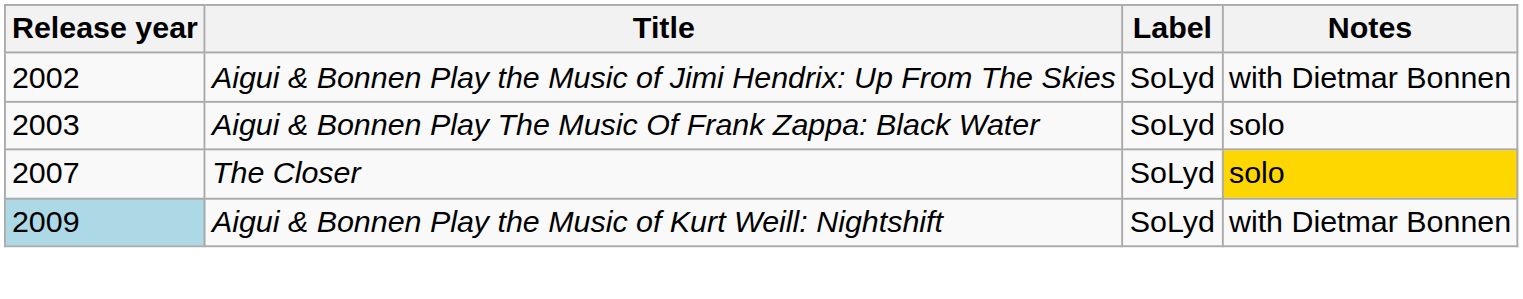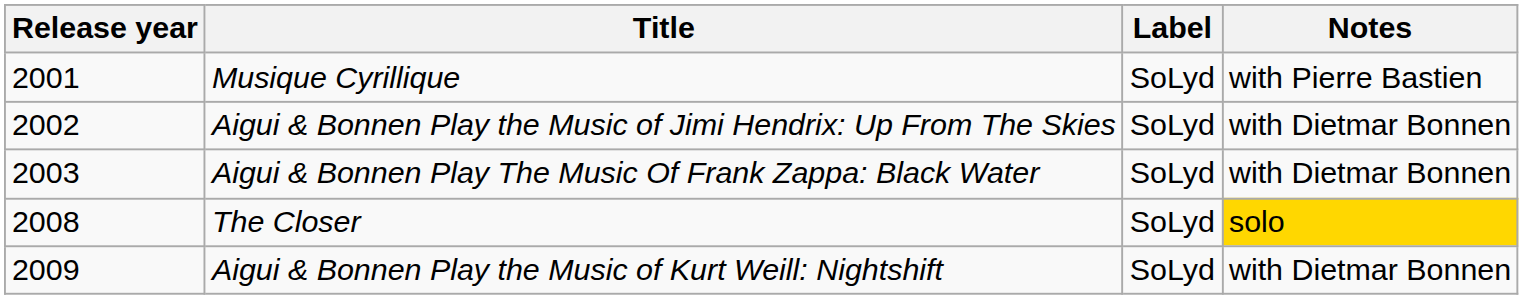+ row: (336, 76)
(1257, 125) solo -> (1370, 173) with Dietmar Bonnen
(46, 173) 2007 -> (46, 221) 2008
(46, 221) lightblue background -> (46, 269) no background
